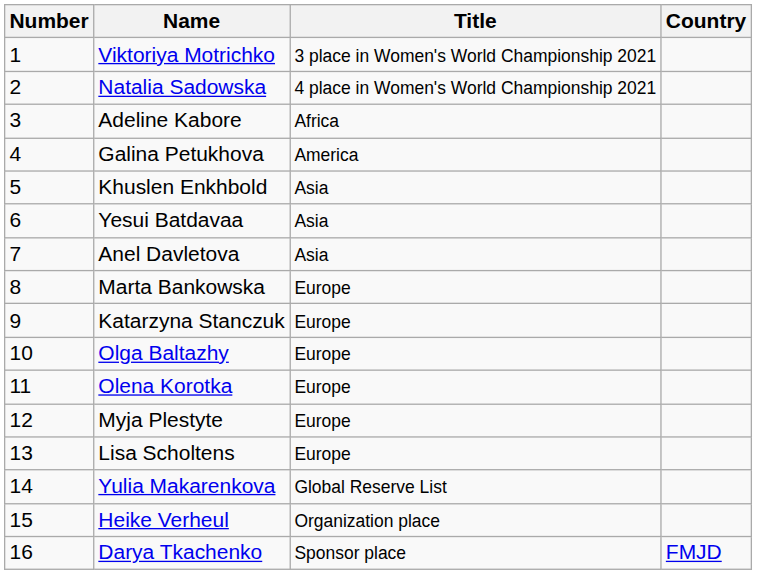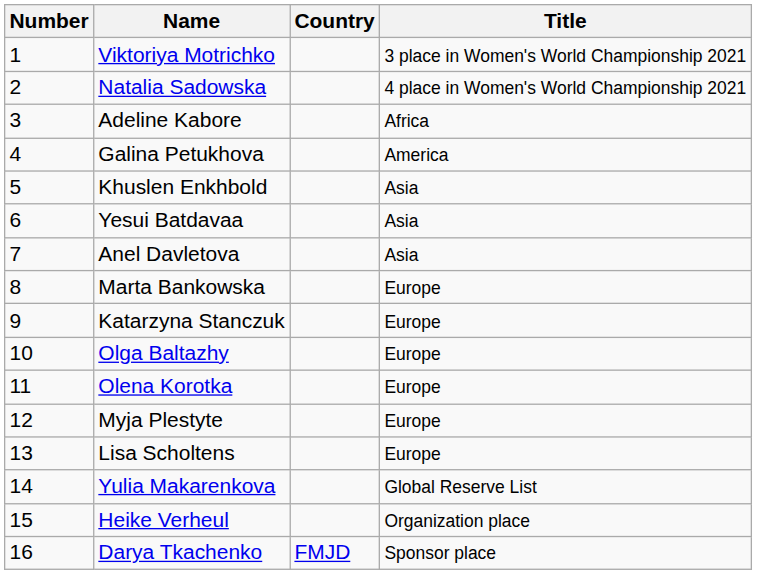columns swapped: (706, 21) <-> (475, 21)
